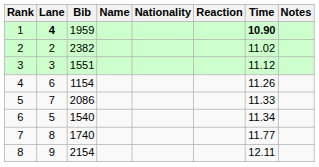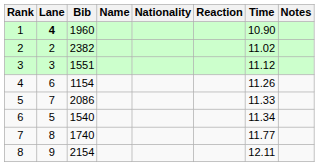(82, 30) 1959 -> (82, 30) 1960
(262, 30) bold -> (262, 30) normal
